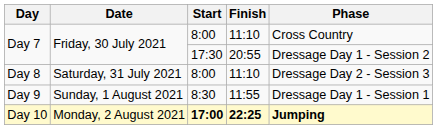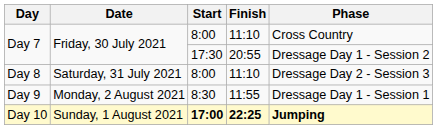(118, 94) Sunday, 1 August 2021 -> (119, 94) Monday, 2 August 2021
(119, 114) Monday, 2 August 2021 -> (118, 114) Sunday, 1 August 2021
